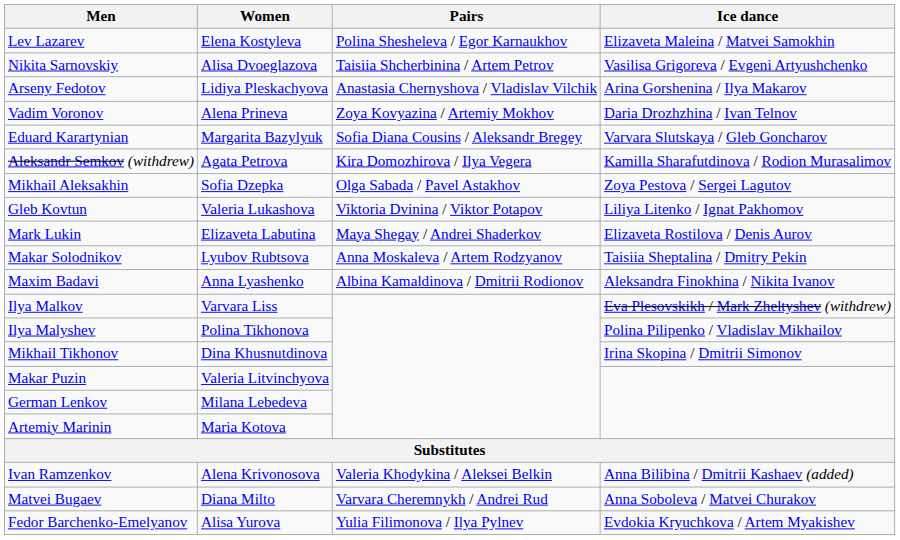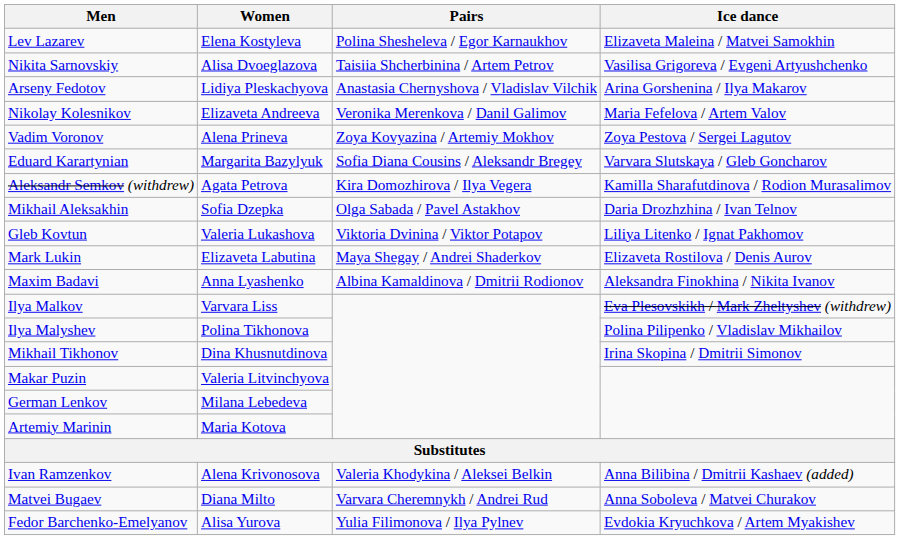+ row: (69, 112)
(700, 112) Daria Drozhzhina / Ivan Telnov -> (698, 137) Zoya Pestova / Sergei Lagutov
(698, 185) Zoya Pestova / Sergei Lagutov -> (700, 209) Daria Drozhzhina / Ivan Telnov
- row: (65, 257)
